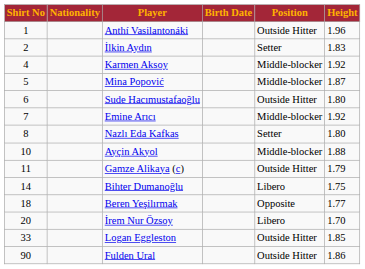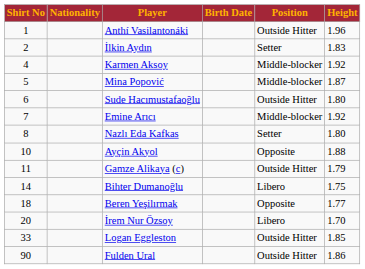(290, 151) Middle-blocker -> (276, 151) Opposite
